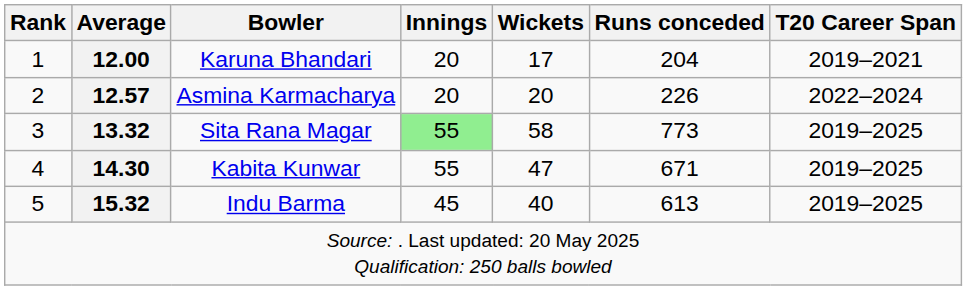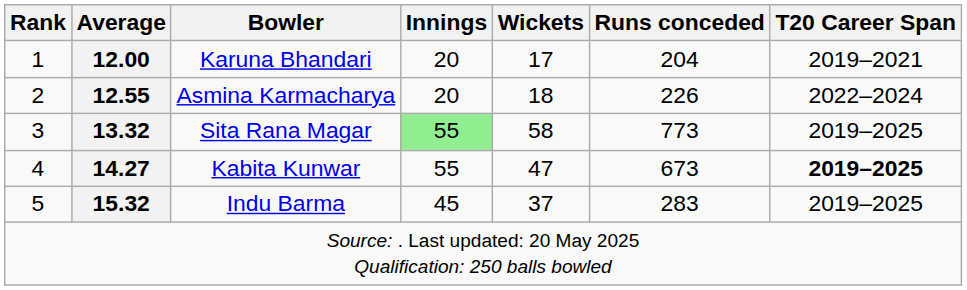(121, 95) 12.57 -> (121, 95) 12.55
(541, 95) 20 -> (541, 95) 18
(121, 167) 14.30 -> (121, 167) 14.27
(680, 167) 671 -> (680, 167) 673
(866, 167) normal -> (866, 167) bold
(541, 204) 40 -> (541, 204) 37
(680, 204) 613 -> (680, 204) 283
